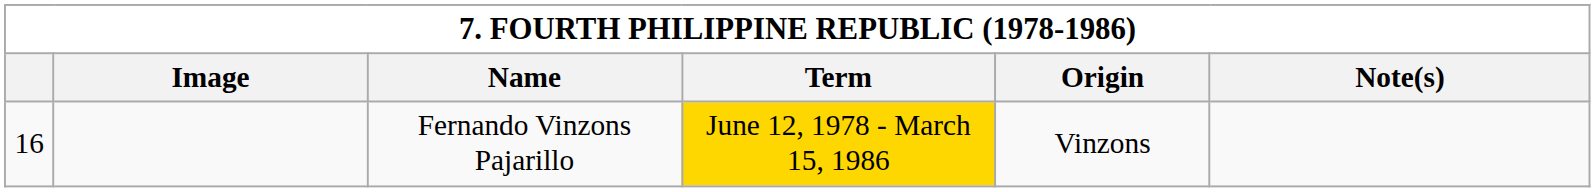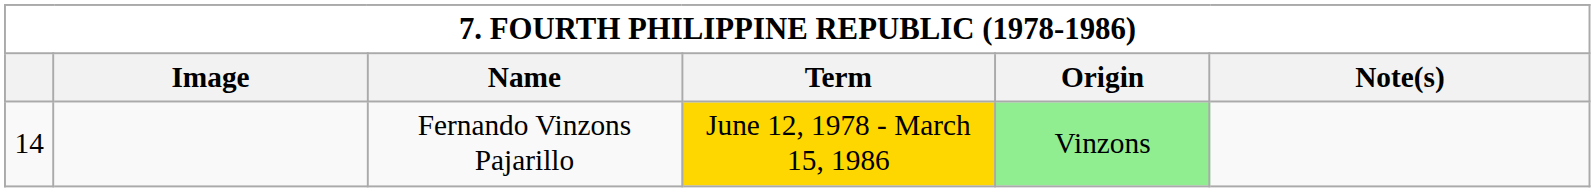(29, 143) 16 -> (29, 143) 14
(1103, 143) no background -> (1103, 143) lightgreen background
